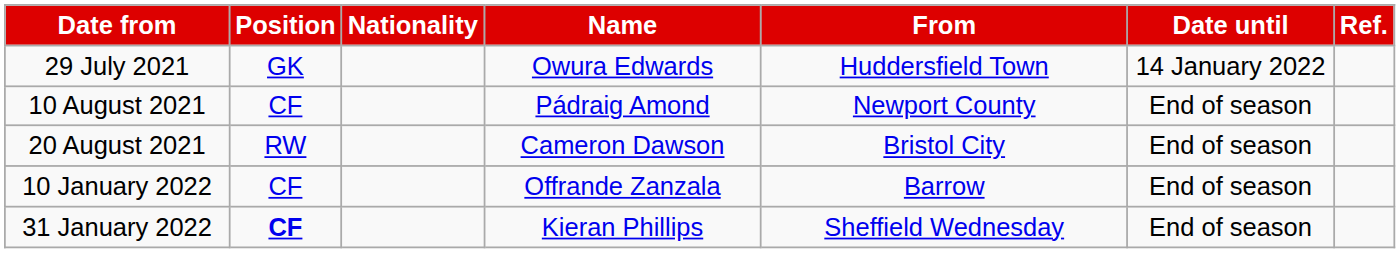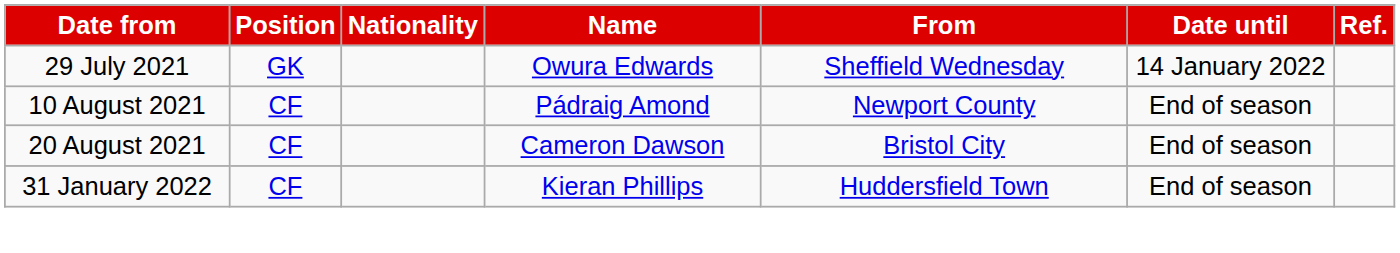(944, 66) Huddersfield Town -> (944, 66) Sheffield Wednesday
(285, 146) RW -> (285, 146) CF
- row: (117, 186)
(285, 227) bold -> (285, 186) normal
(944, 227) Sheffield Wednesday -> (944, 186) Huddersfield Town
